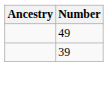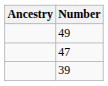+ row: (64, 52)
